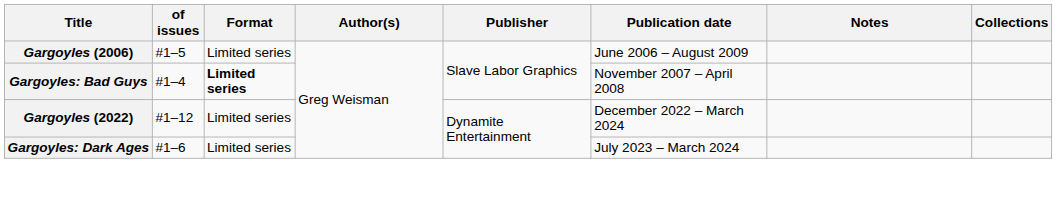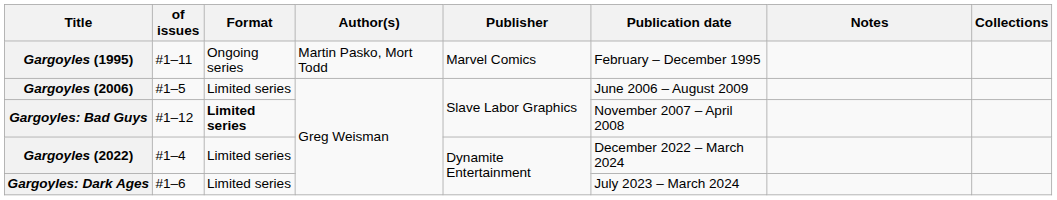+ row: (78, 59)
(171, 81) #1–4 -> (174, 118) #1–12
(174, 118) #1–12 -> (171, 155) #1–4
